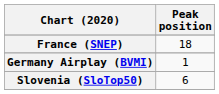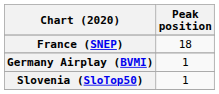(185, 80) 6 -> (185, 80) 1
